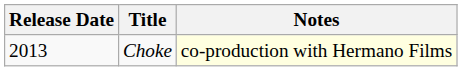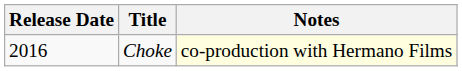(28, 50) 2013 -> (28, 50) 2016
